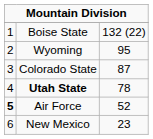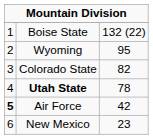(124, 69) 87 -> (124, 69) 82
(124, 106) 52 -> (124, 106) 42
